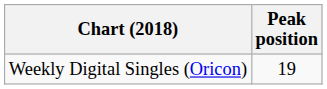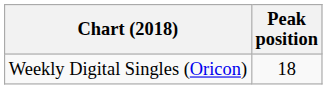(287, 68) 19 -> (287, 68) 18
